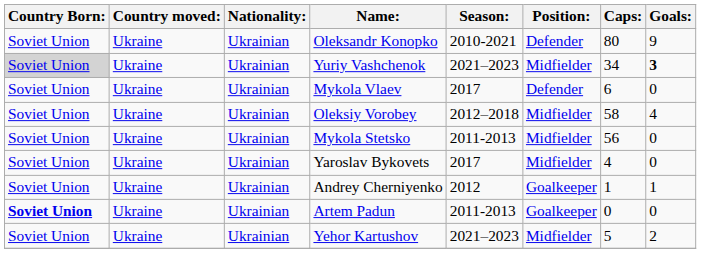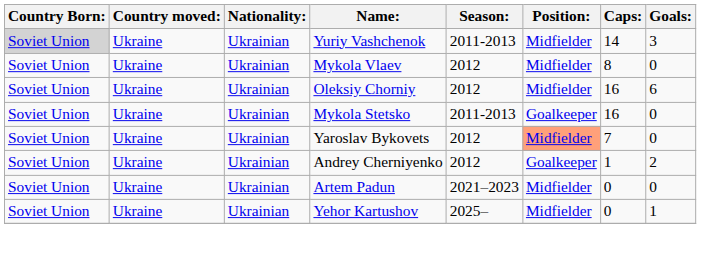- row: (375, 41)
(484, 65) 2021–2023 -> (483, 41) 2011-2013
(612, 65) 34 -> (612, 41) 14
(653, 65) bold -> (653, 41) normal
(465, 89) 2017 -> (465, 65) 2012
(555, 89) Defender -> (559, 65) Midfielder
(608, 89) 6 -> (608, 65) 8
+ row: (364, 89)
- row: (365, 114)
(559, 138) Midfielder -> (561, 114) Goalkeeper
(612, 138) 56 -> (612, 114) 16
(465, 162) 2017 -> (465, 138) 2012
(559, 162) no background -> (559, 138) lightsalmon background
(608, 162) 4 -> (608, 138) 7
(653, 187) 1 -> (653, 162) 2
(50, 211) bold -> (49, 187) normal
(483, 211) 2011-2013 -> (484, 187) 2021–2023
(561, 211) Goalkeeper -> (559, 187) Midfielder
(484, 235) 2021–2023 -> (469, 211) 2025–
(608, 235) 5 -> (608, 211) 0
(653, 235) 2 -> (653, 211) 1
